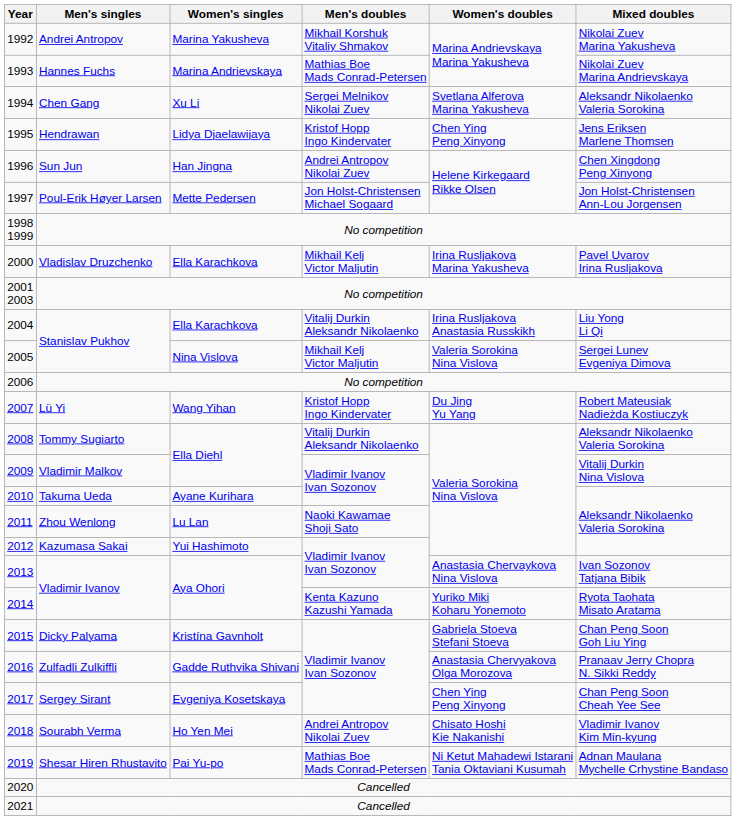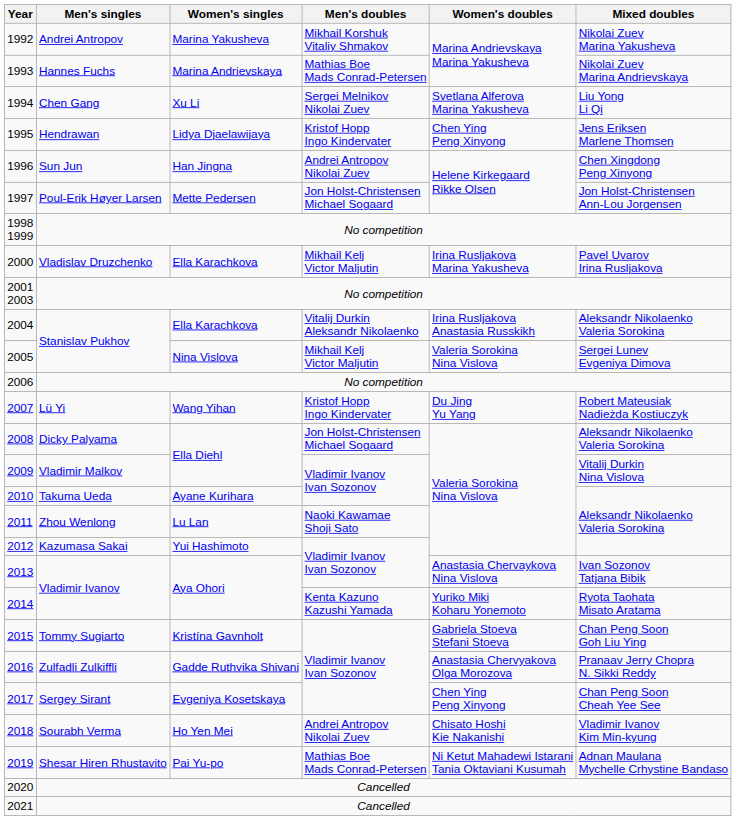(636, 103) Aleksandr Nikolaenko Valeria Sorokina -> (601, 103) Liu Yong Li Qi
(601, 325) Liu Yong Li Qi -> (636, 325) Aleksandr Nikolaenko Valeria Sorokina
(82, 439) Tommy Sugiarto -> (78, 439) Dicky Palyama
(362, 439) Vitalij Durkin Aleksandr Nikolaenko -> (363, 439) Jon Holst-Christensen Michael Sogaard
(78, 635) Dicky Palyama -> (82, 635) Tommy Sugiarto
